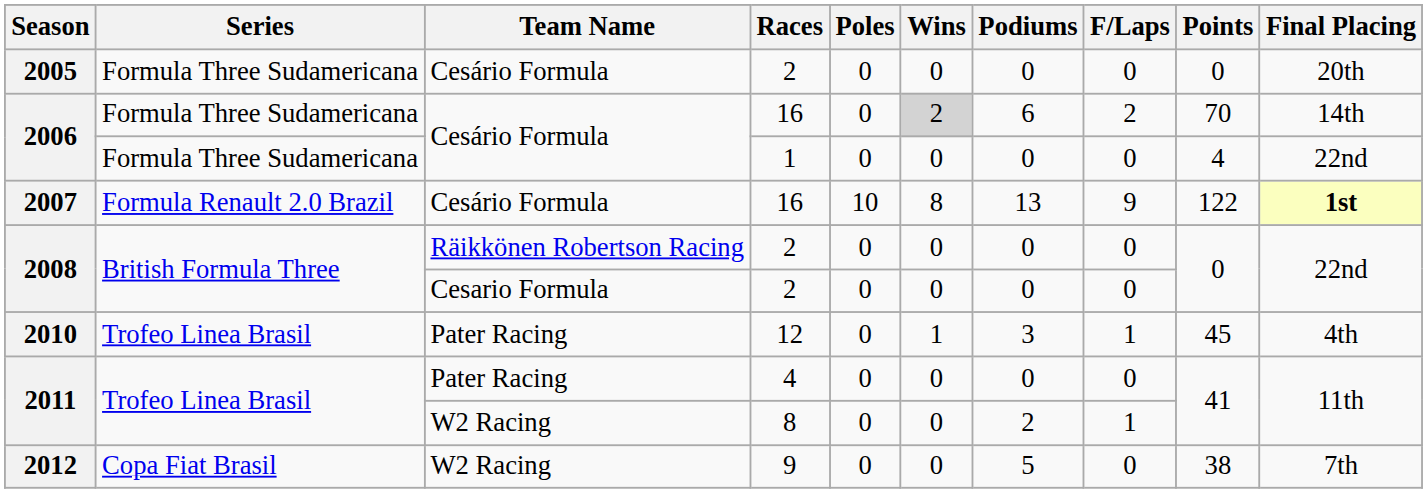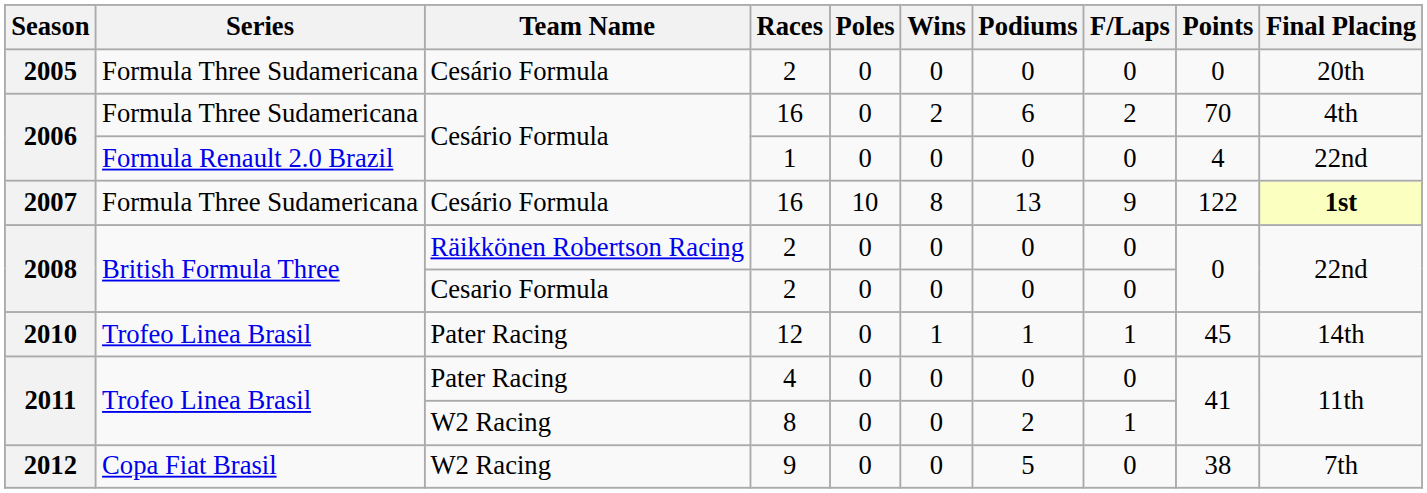(937, 114) lightgrey background -> (937, 114) no background
(1341, 114) 14th -> (1341, 114) 4th
(260, 158) Formula Three Sudamericana -> (248, 158) Formula Renault 2.0 Brazil
(248, 202) Formula Renault 2.0 Brazil -> (260, 202) Formula Three Sudamericana
(1028, 334) 3 -> (1028, 334) 1
(1341, 334) 4th -> (1341, 334) 14th
